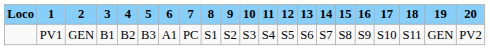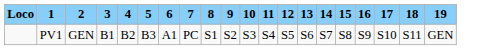- column: (470, 14)
